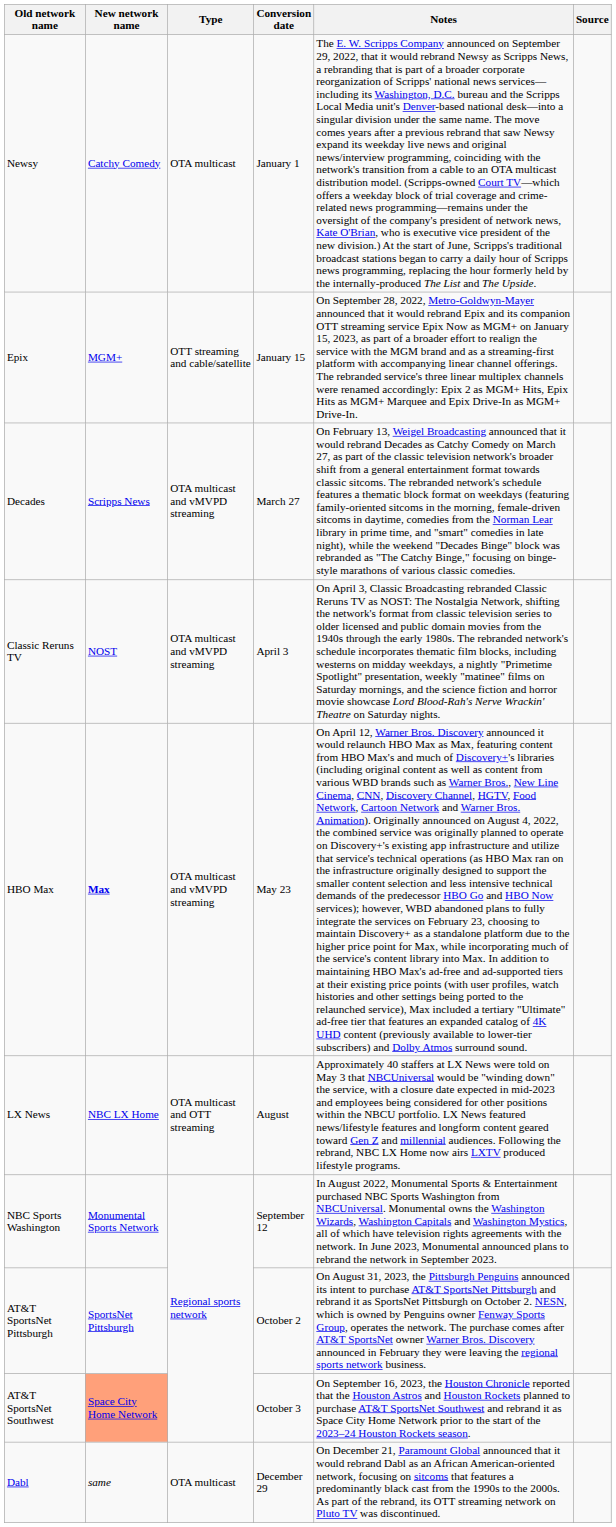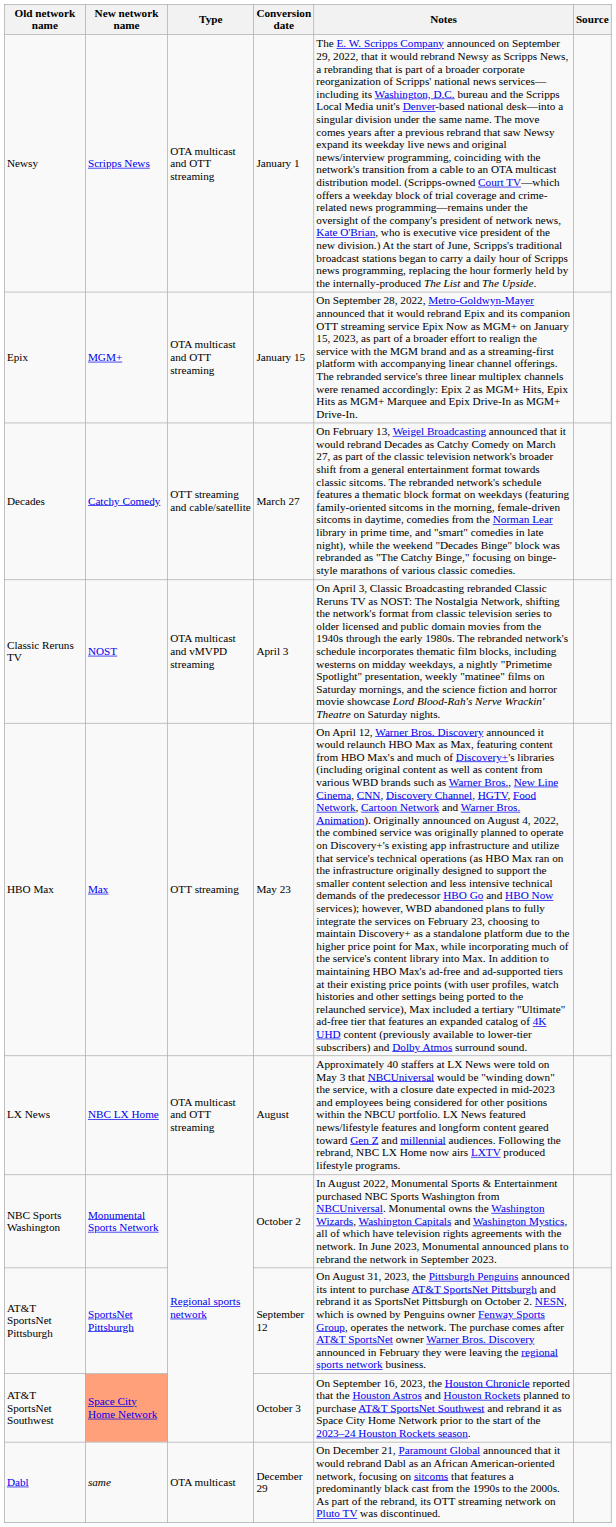(124, 163) Catchy Comedy -> (119, 163) Scripps News
(203, 163) OTA multicast -> (203, 163) OTA multicast and OTT streaming
(211, 357) OTT streaming and cable/satellite -> (203, 357) OTA multicast and OTT streaming
(119, 501) Scripps News -> (124, 501) Catchy Comedy
(203, 501) OTA multicast and vMVPD streaming -> (211, 501) OTT streaming and cable/satellite
(99, 889) bold -> (98, 889) normal
(203, 889) OTA multicast and vMVPD streaming -> (205, 889) OTT streaming
(280, 1221) September 12 -> (279, 1221) October 2
(279, 1320) October 2 -> (280, 1320) September 12
